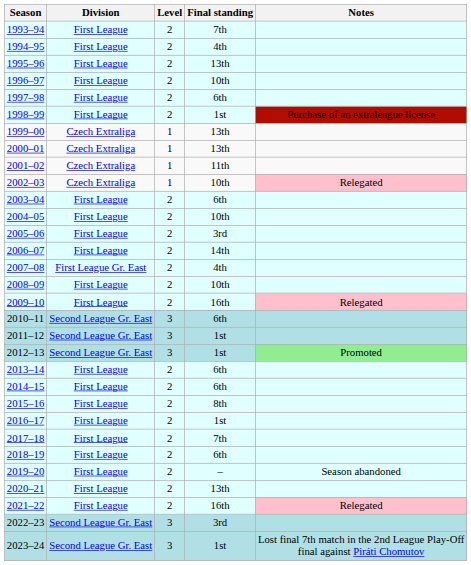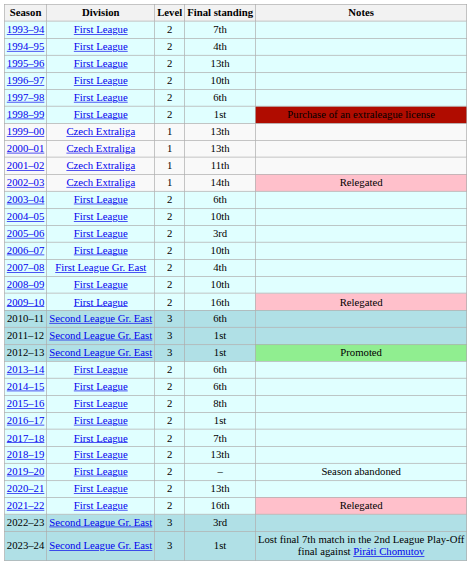(220, 183) 10th -> (220, 183) 14th
(220, 251) 14th -> (220, 251) 10th
(220, 455) 6th -> (220, 455) 13th
